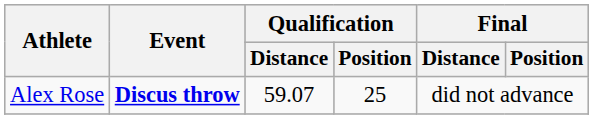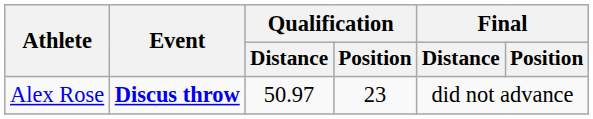(289, 95) 59.07 -> (289, 95) 50.97
(375, 95) 25 -> (375, 95) 23
